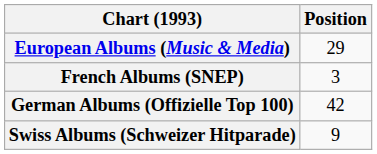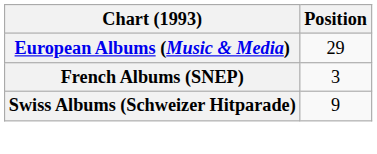- row: (152, 105)
